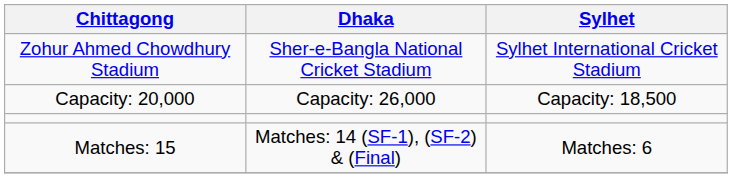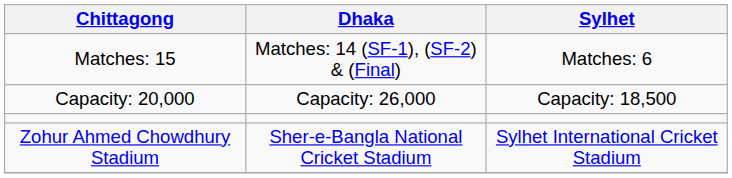rows swapped: (125, 59) <-> (125, 147)
